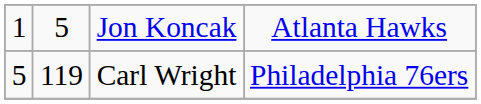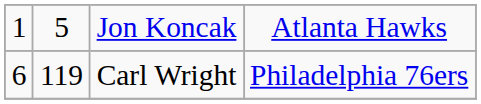(19, 74) 5 -> (19, 74) 6
